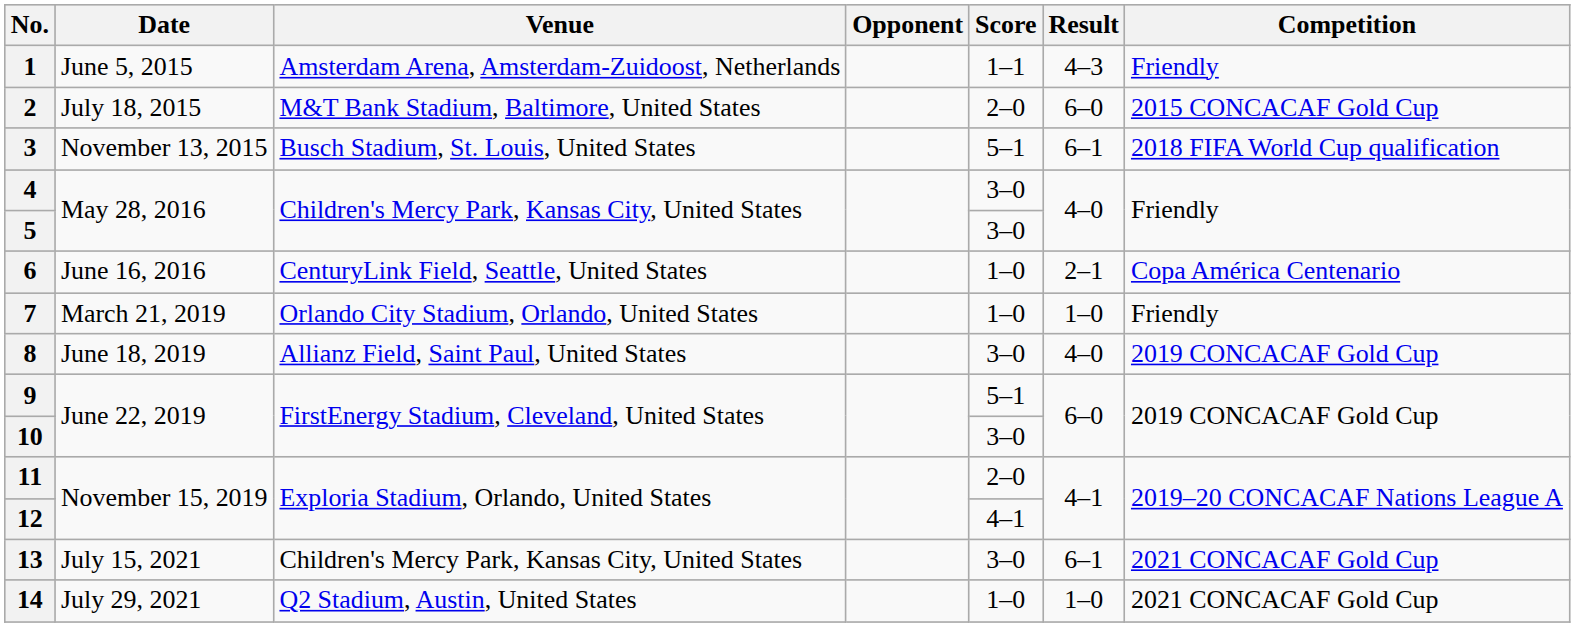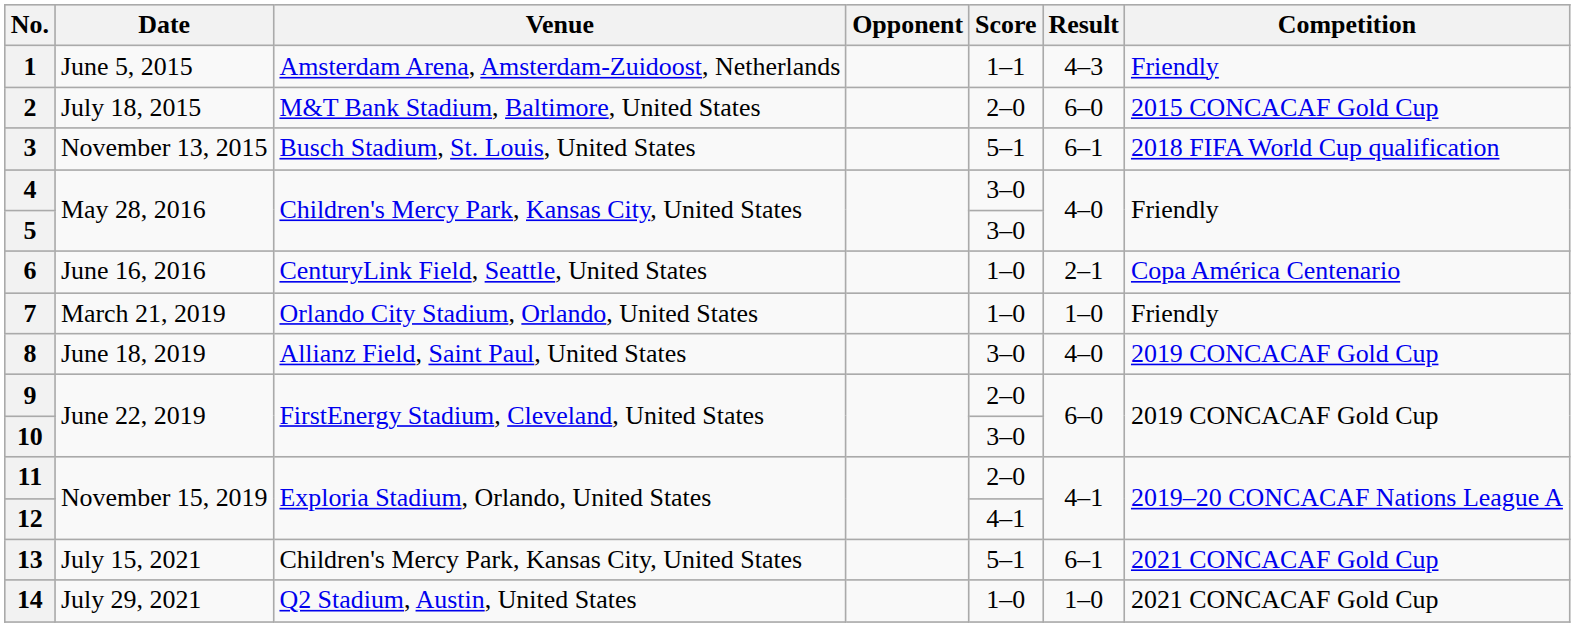(1006, 395) 5–1 -> (1006, 395) 2–0
(1006, 559) 3–0 -> (1006, 559) 5–1
